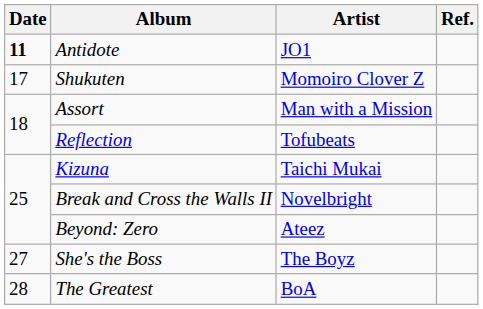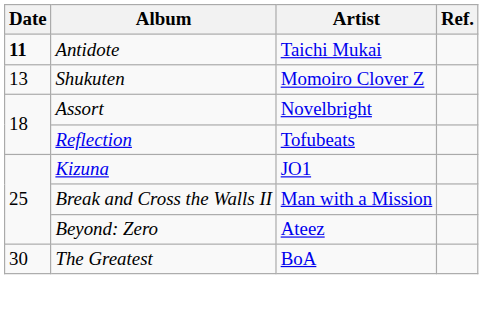(296, 49) JO1 -> (331, 49) Taichi Mukai
(18, 79) 17 -> (18, 79) 13
(356, 109) Man with a Mission -> (326, 109) Novelbright
(331, 169) Taichi Mukai -> (296, 169) JO1
(326, 199) Novelbright -> (356, 199) Man with a Mission
- row: (109, 259)
(18, 288) 28 -> (18, 259) 30
